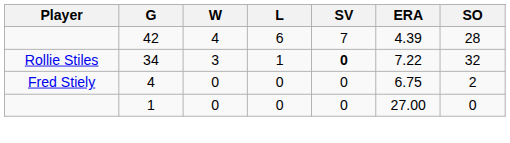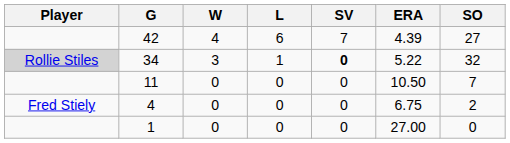(473, 37) 28 -> (473, 37) 27
(62, 60) no background -> (62, 60) lightgrey background
(408, 60) 7.22 -> (408, 60) 5.22
+ row: (151, 82)
